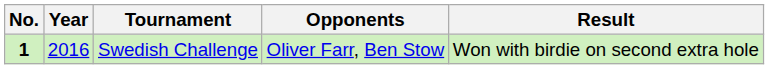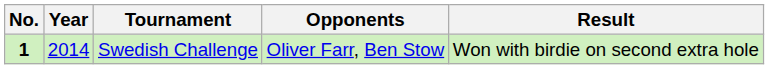(69, 49) 2016 -> (69, 49) 2014
